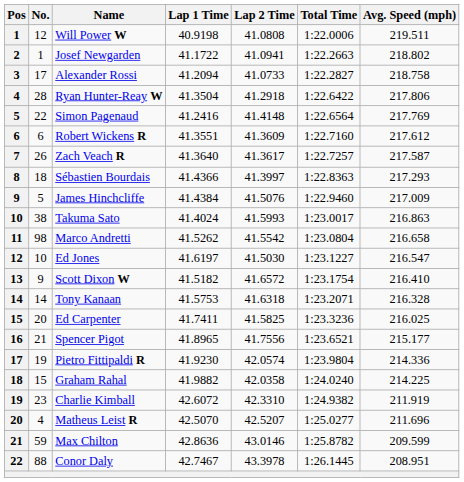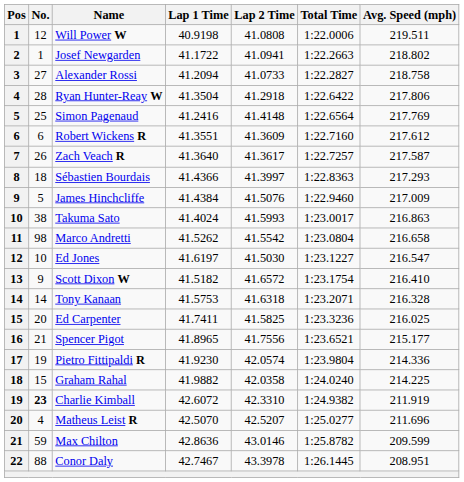(40, 75) 17 -> (40, 75) 27
(40, 116) 22 -> (40, 116) 25
(40, 400) normal -> (40, 400) bold
